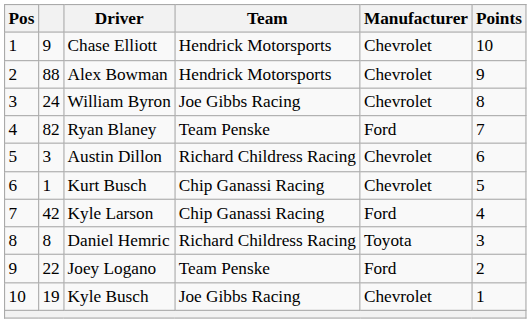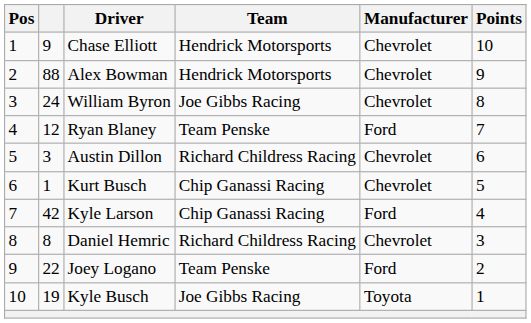(51, 129) 82 -> (51, 129) 12
(388, 240) Toyota -> (398, 240) Chevrolet
(398, 295) Chevrolet -> (388, 295) Toyota
